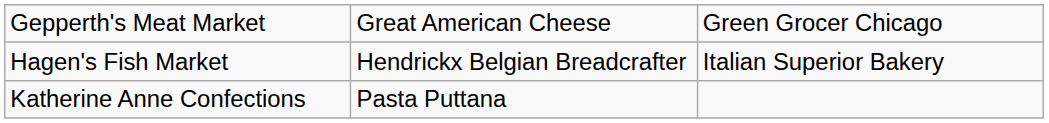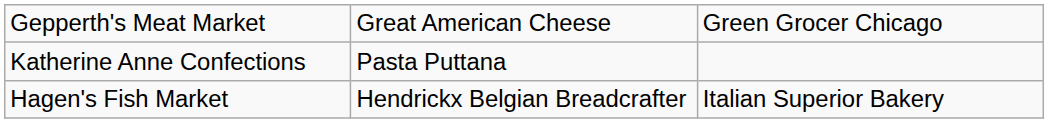rows swapped: (119, 61) <-> (158, 99)
